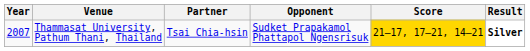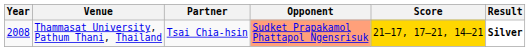(18, 34) 2007 -> (18, 34) 2008
(310, 34) no background -> (310, 34) lightsalmon background
